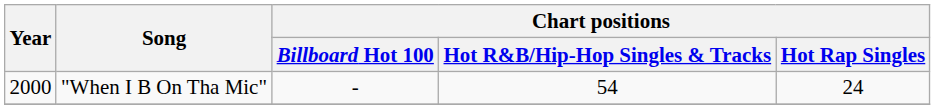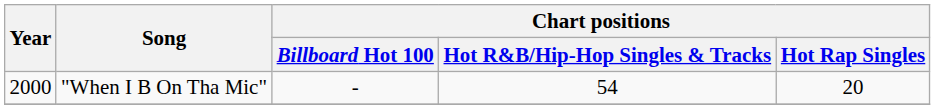(853, 87) 24 -> (853, 87) 20
